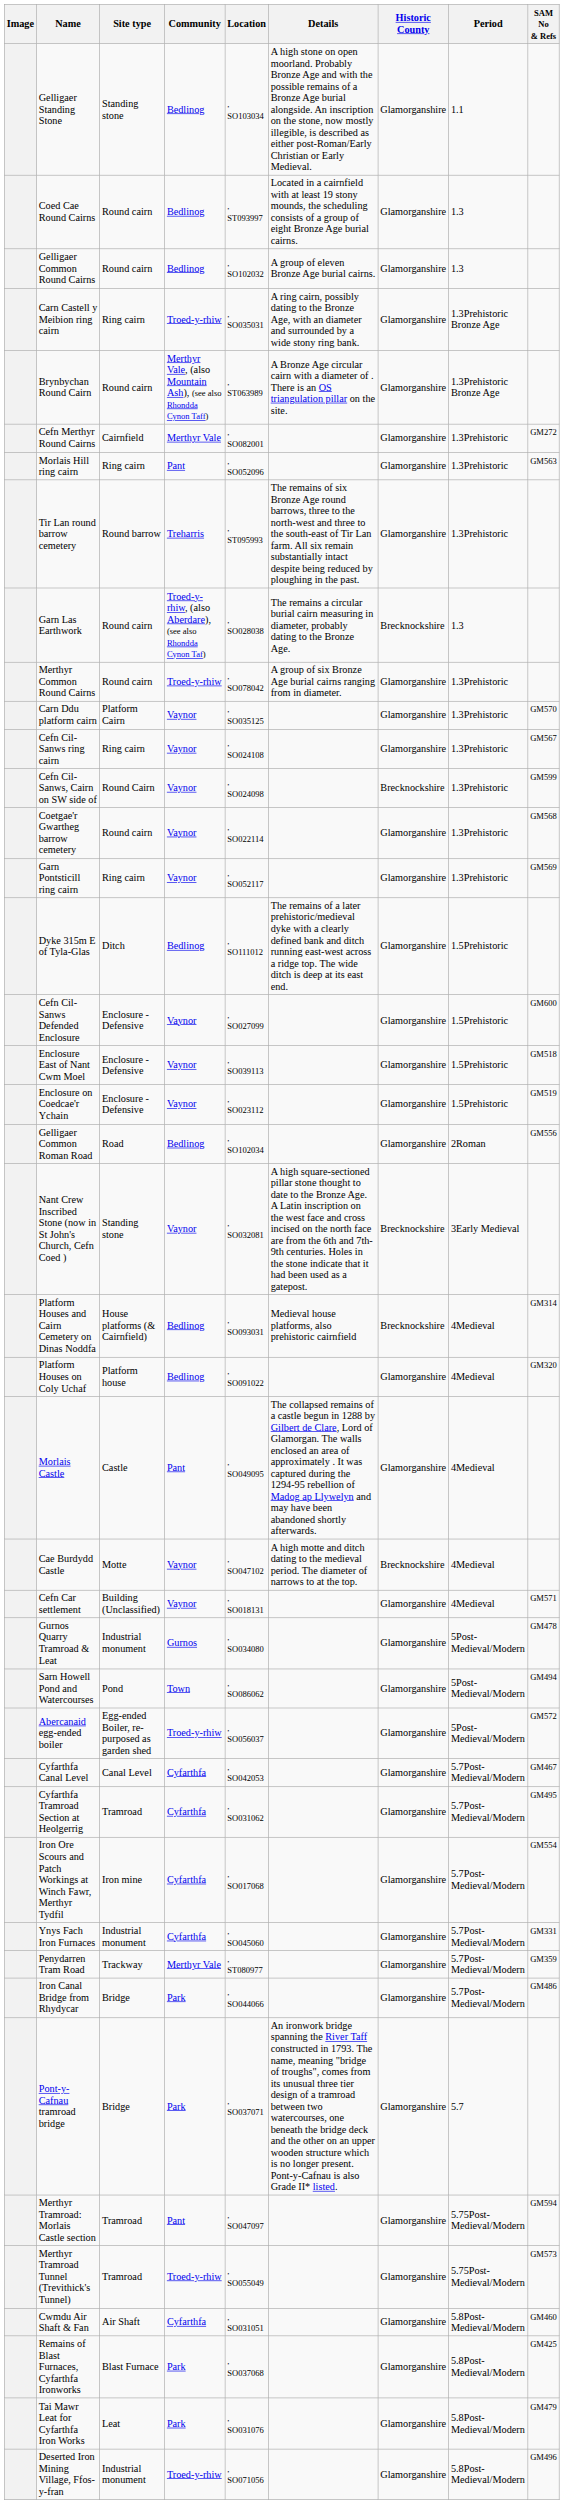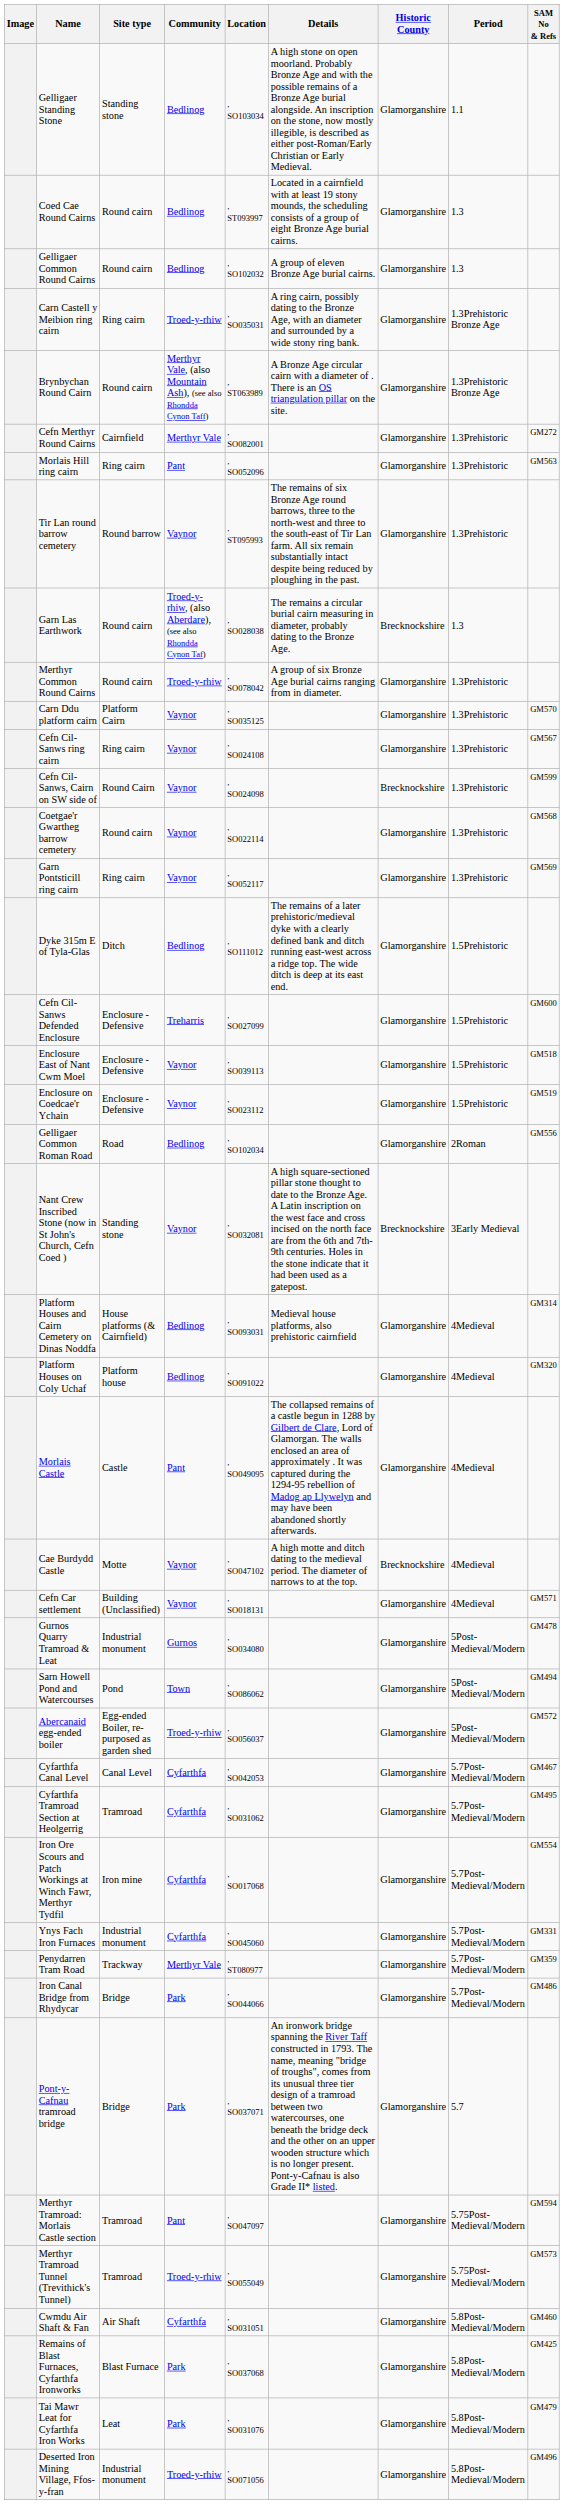(185, 534) Treharris -> (182, 534) Vaynor
(182, 1020) Vaynor -> (185, 1020) Treharris
(412, 1326) Brecknockshire -> (413, 1326) Glamorganshire
